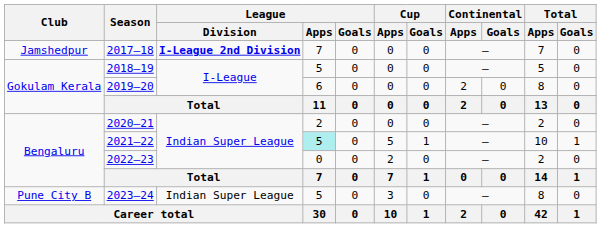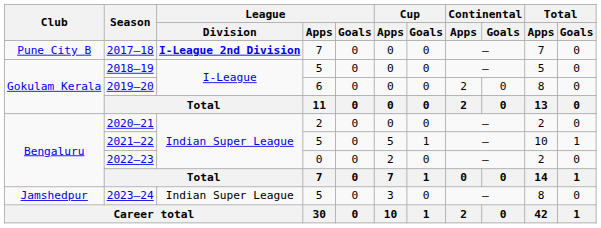(54, 50) Jamshedpur -> (54, 50) Pune City B
(319, 141) paleturquoise background -> (319, 141) no background
(54, 196) Pune City B -> (54, 196) Jamshedpur
